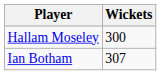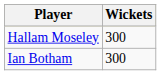(116, 59) 307 -> (116, 59) 300
